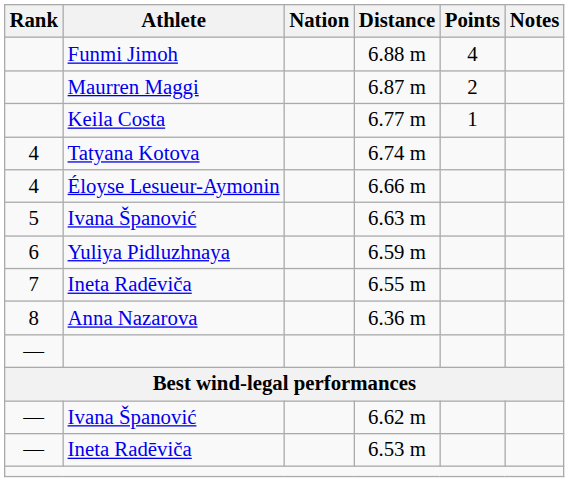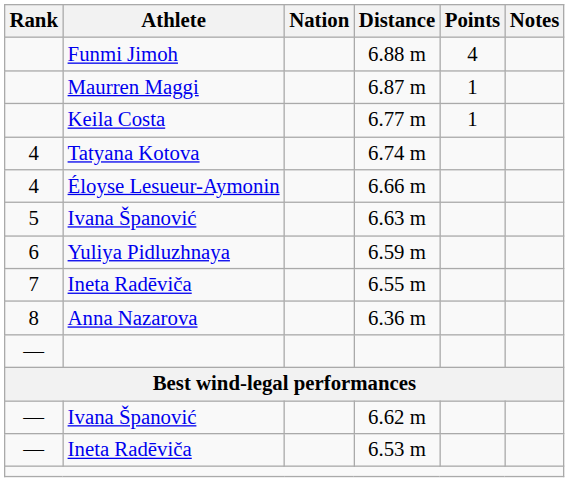(472, 86) 2 -> (472, 86) 1
